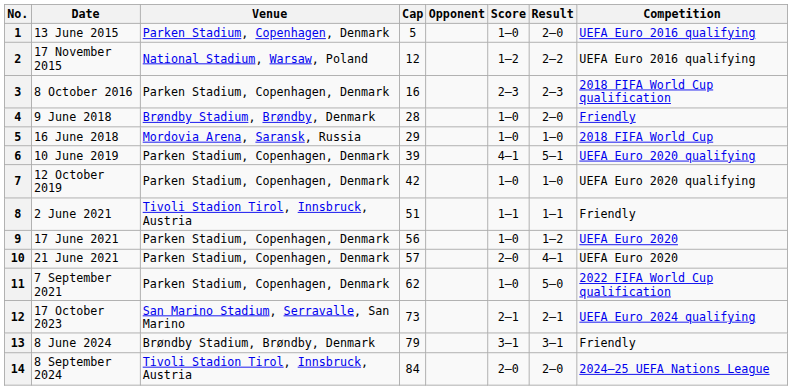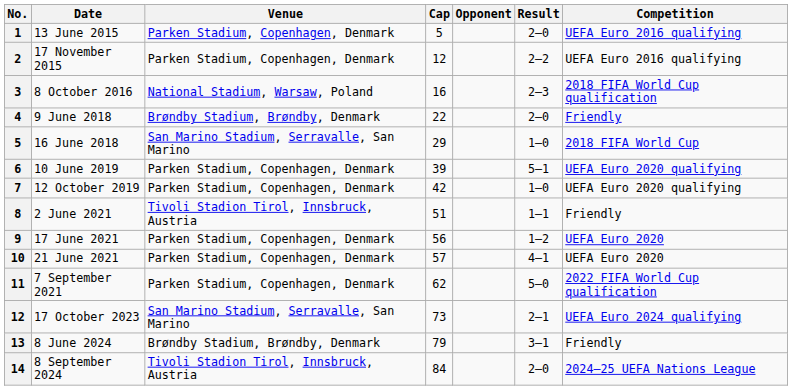- column: (508, 14)
(255, 59) National Stadium, Warsaw, Poland -> (271, 59) Parken Stadium, Copenhagen, Denmark
(266, 91) Parken Stadium, Copenhagen, Denmark -> (260, 91) National Stadium, Warsaw, Poland
(413, 117) 28 -> (439, 117) 22
(252, 136) Mordovia Arena, Saransk, Russia -> (271, 143) San Marino Stadium, Serravalle, San Marino
